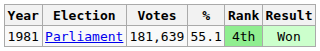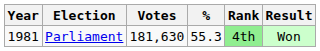(157, 36) 181,639 -> (157, 36) 181,630
(206, 36) 55.1 -> (206, 36) 55.3
